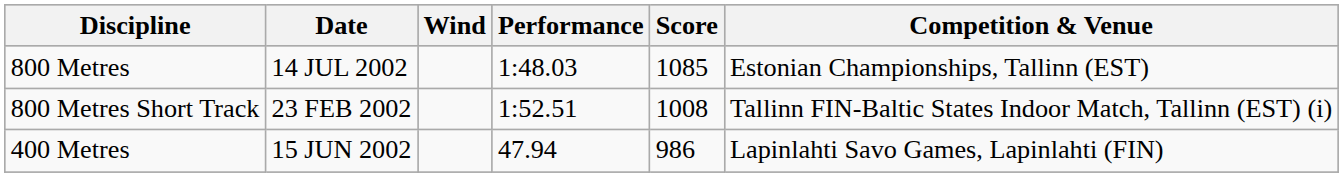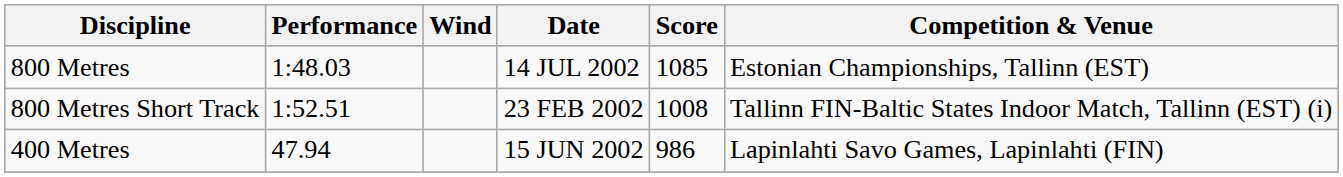columns swapped: (571, 25) <-> (341, 25)
